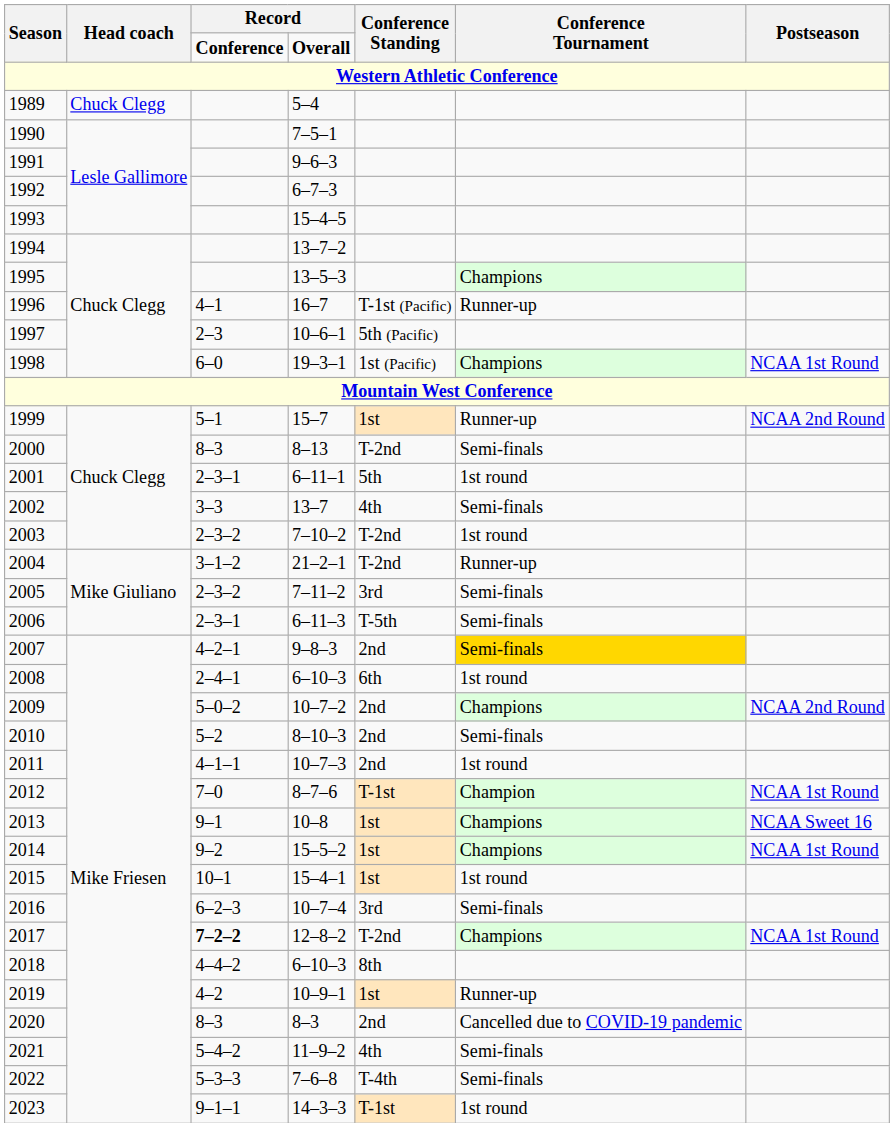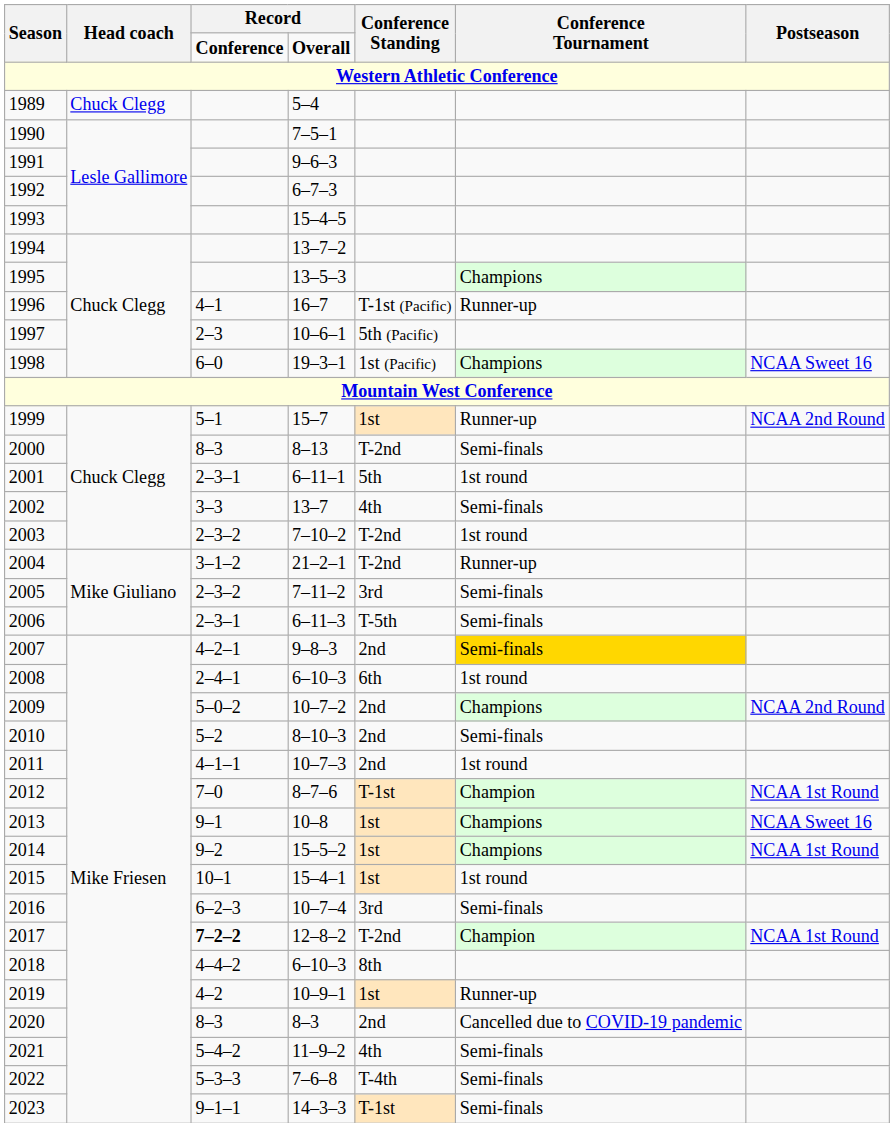(815, 362) NCAA 1st Round -> (811, 362) NCAA Sweet 16
(501, 936) Champions -> (497, 936) Champion
(494, 1108) 1st round -> (501, 1108) Semi-finals
